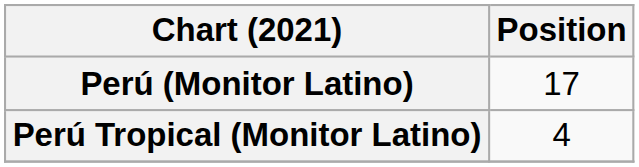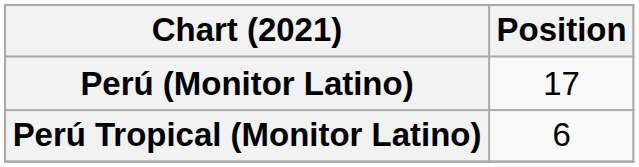(562, 135) 4 -> (562, 135) 6
